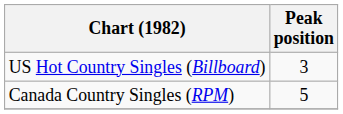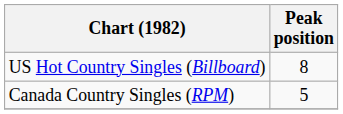(304, 66) 3 -> (304, 66) 8
